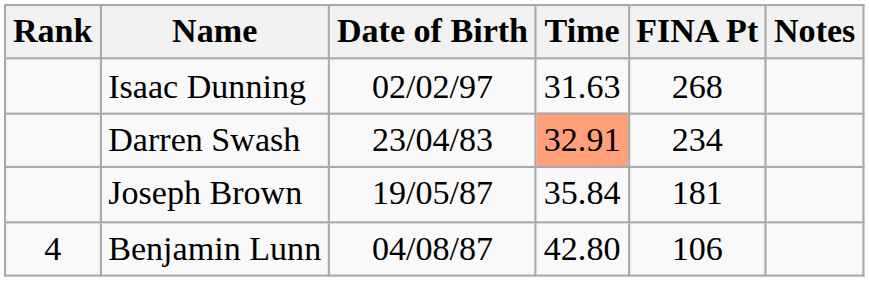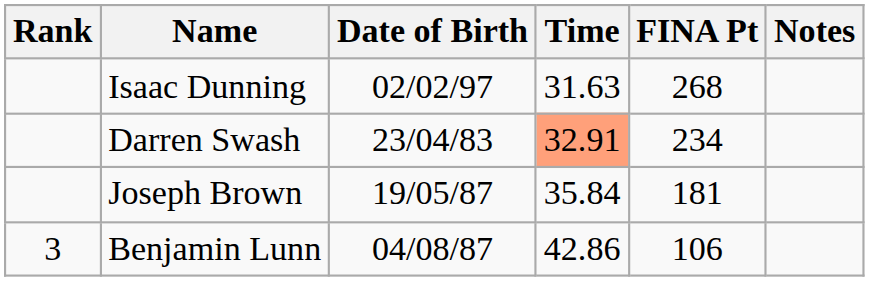(53, 247) 4 -> (53, 247) 3
(582, 247) 42.80 -> (582, 247) 42.86
